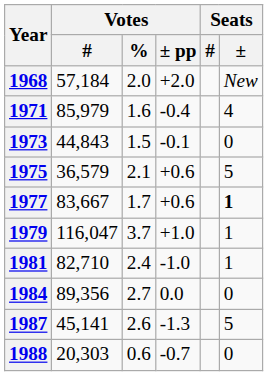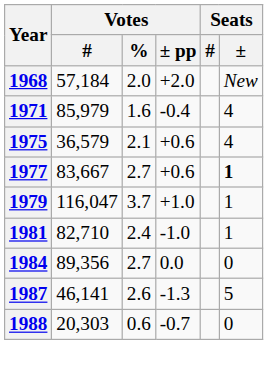- row: (28, 141)
(228, 171) 5 -> (228, 141) 4
(139, 202) 1.7 -> (139, 171) 2.7
(83, 324) 45,141 -> (83, 293) 46,141
